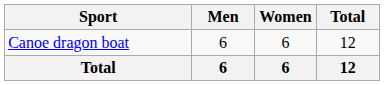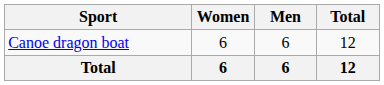columns swapped: (223, 17) <-> (285, 17)
